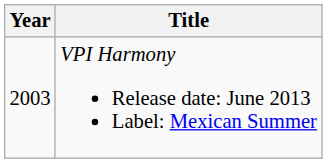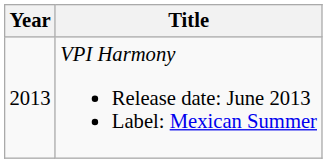(30, 97) 2003 -> (30, 97) 2013
